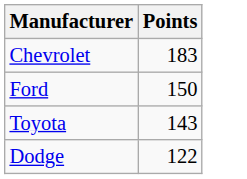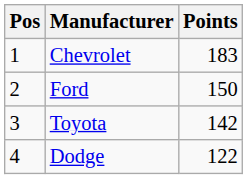+ column: (25, 21)
(182, 123) 143 -> (222, 123) 142
